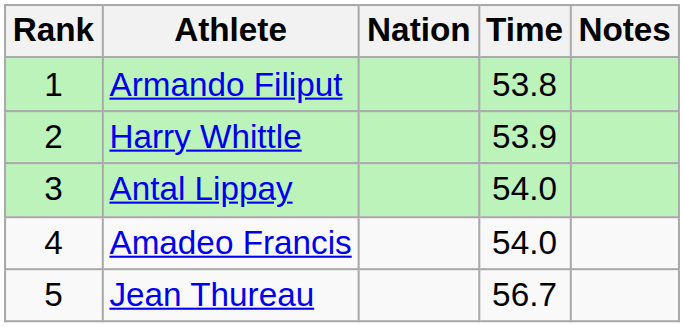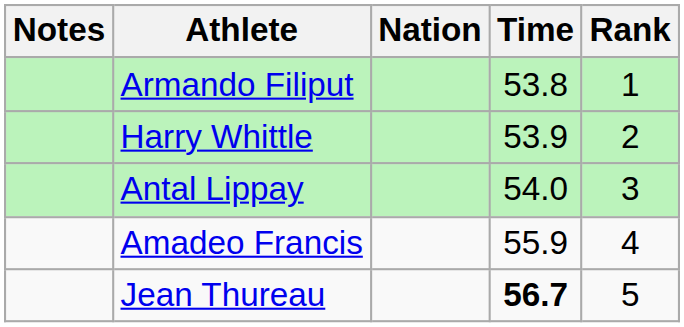columns swapped: (53, 30) <-> (625, 30)
(525, 242) 54.0 -> (536, 242) 55.9
(525, 294) normal -> (536, 294) bold
